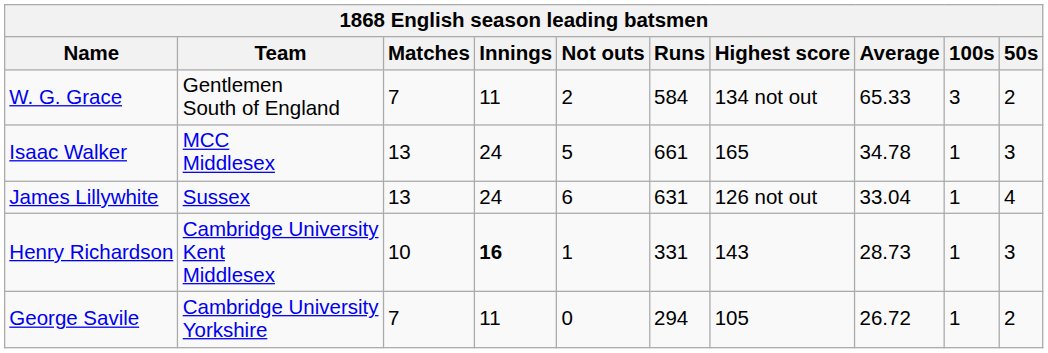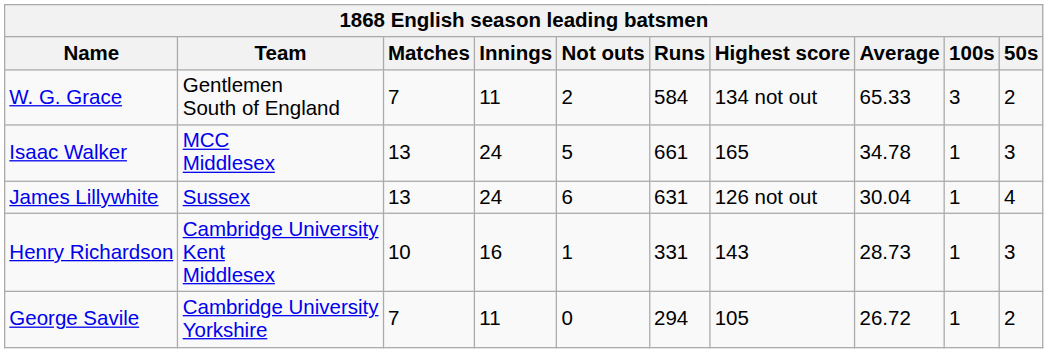(885, 196) 33.04 -> (885, 196) 30.04
(491, 252) bold -> (491, 252) normal
